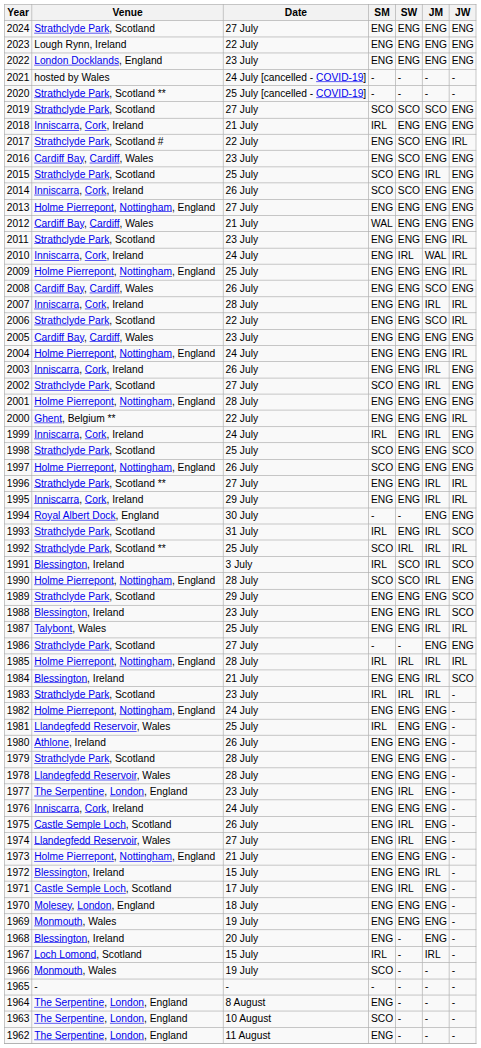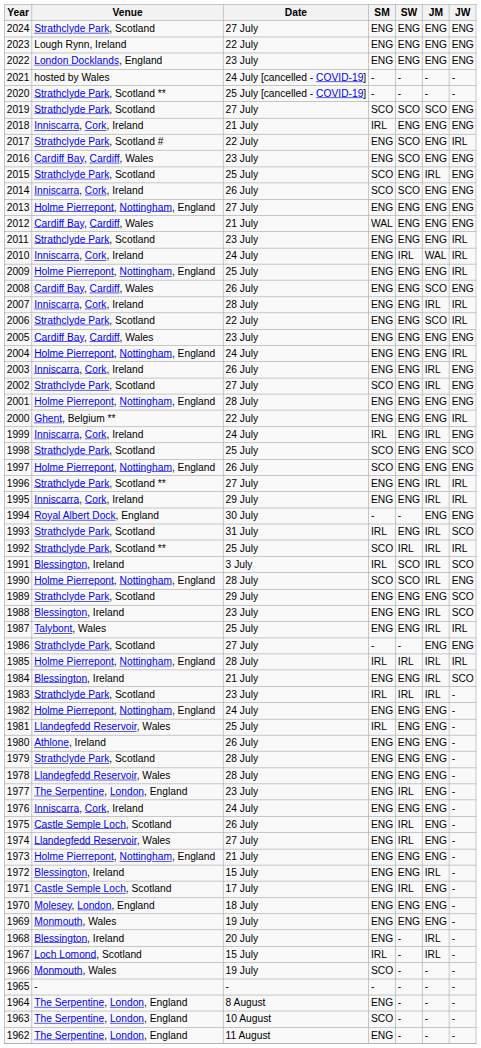(436, 938) ENG -> (433, 938) IRL
